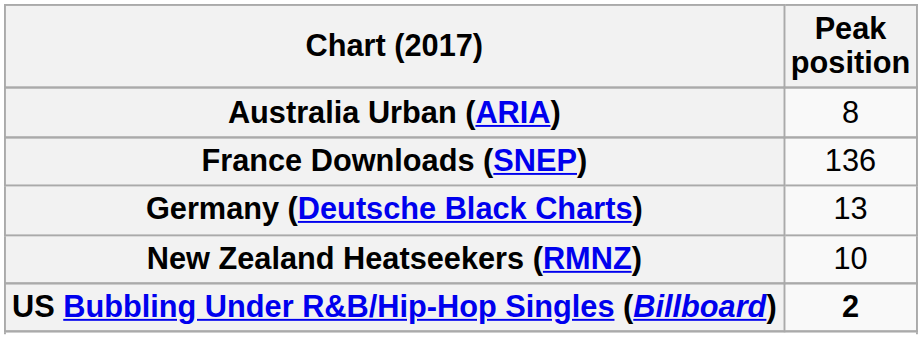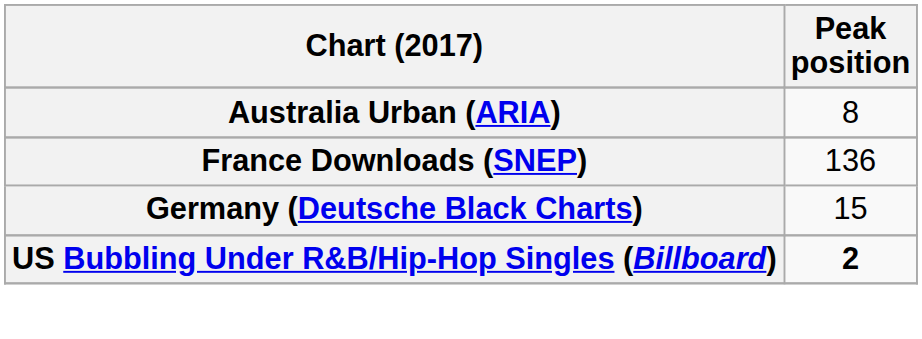(850, 209) 13 -> (850, 209) 15
- row: (394, 258)
